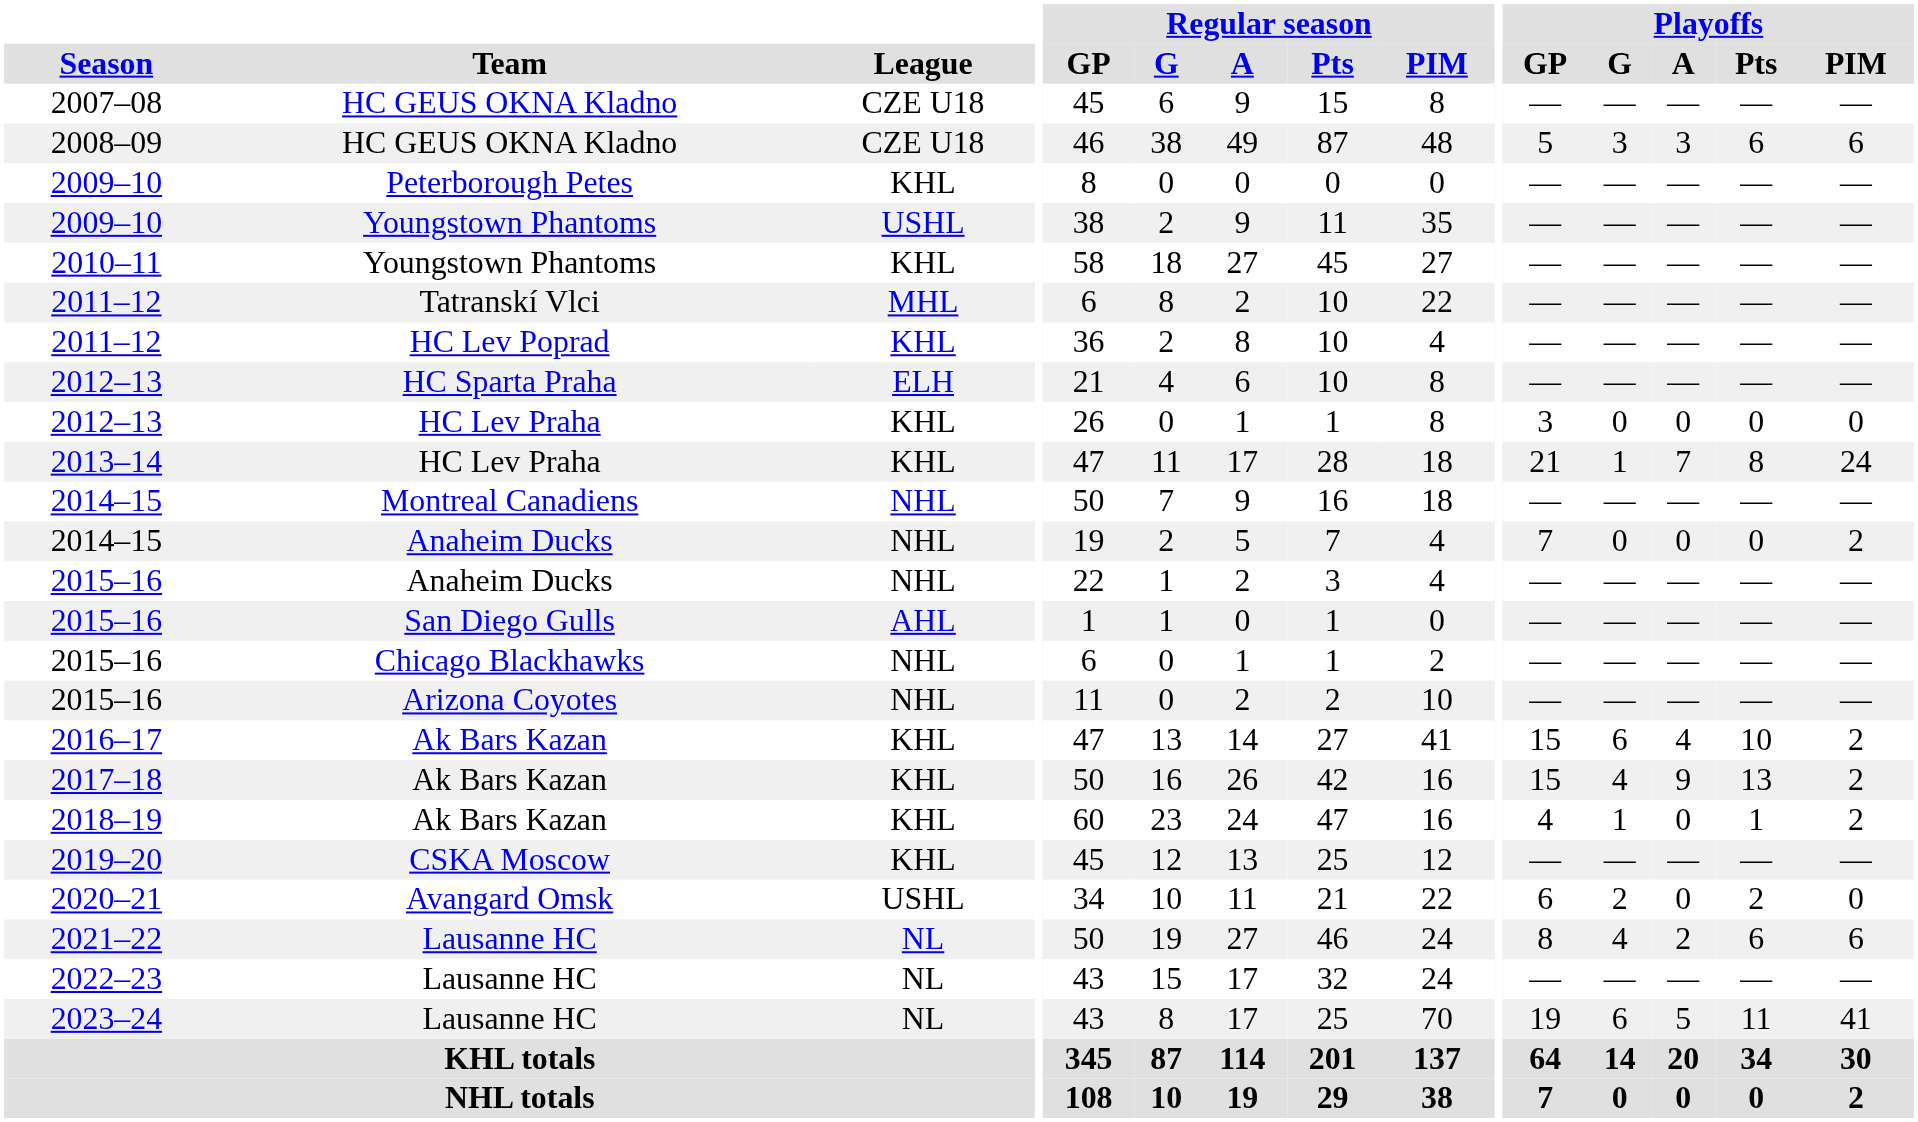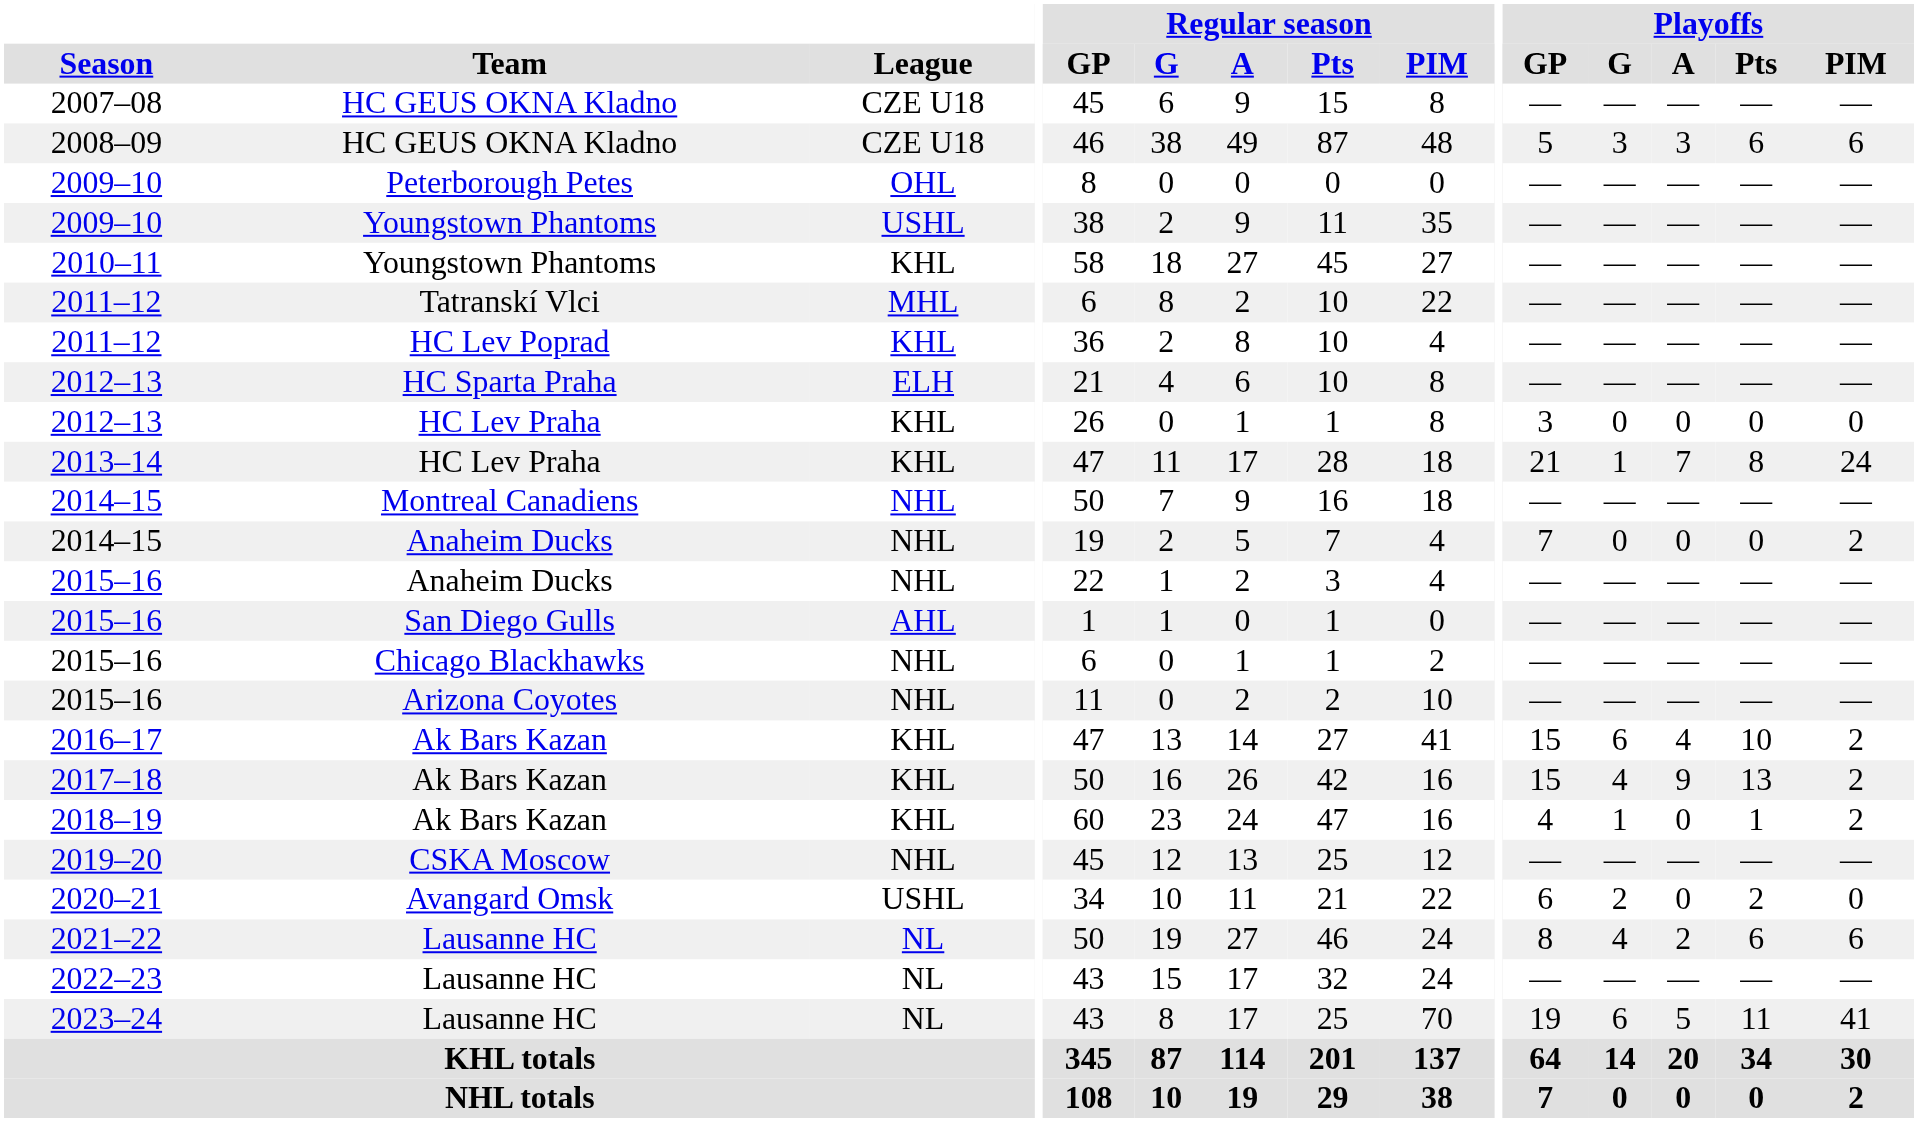(923, 182) KHL -> (923, 182) OHL
(923, 859) KHL -> (923, 859) NHL
